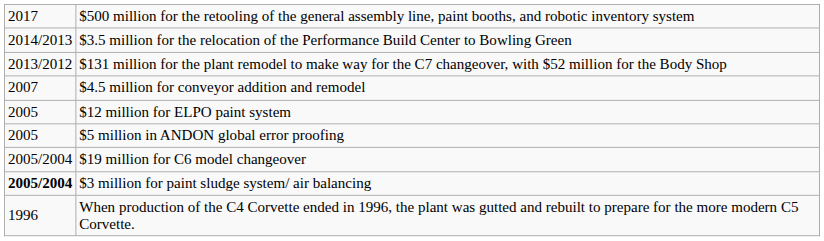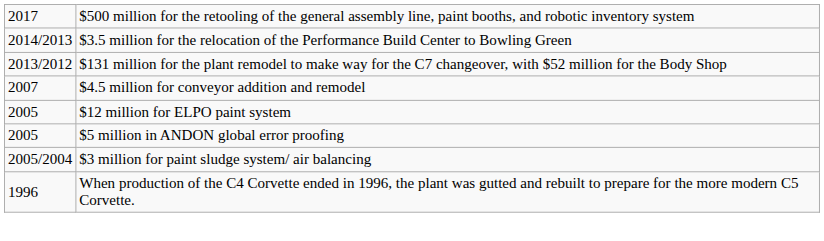- row: (193, 159)
(40, 183) bold -> (40, 159) normal
